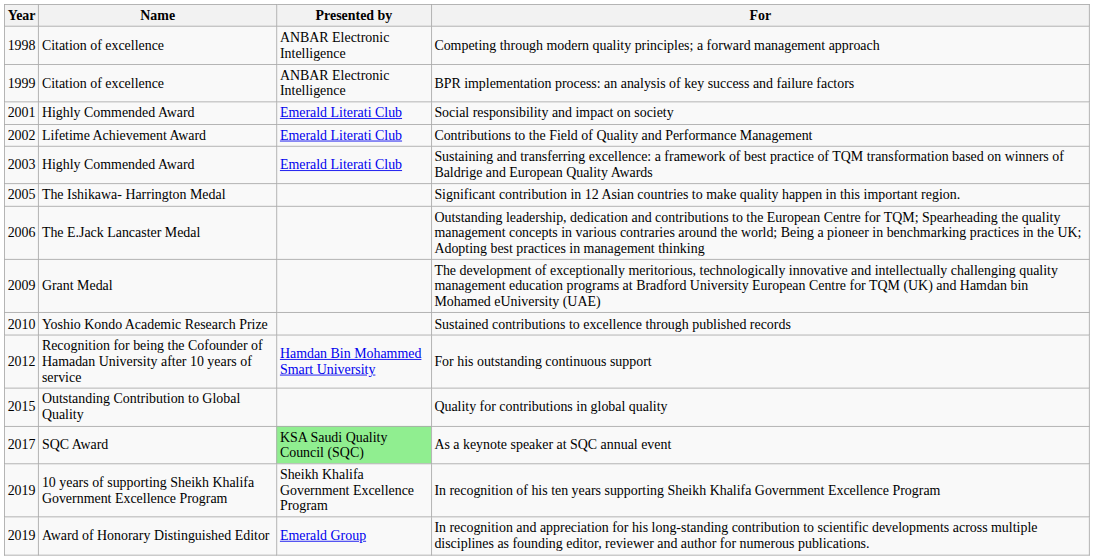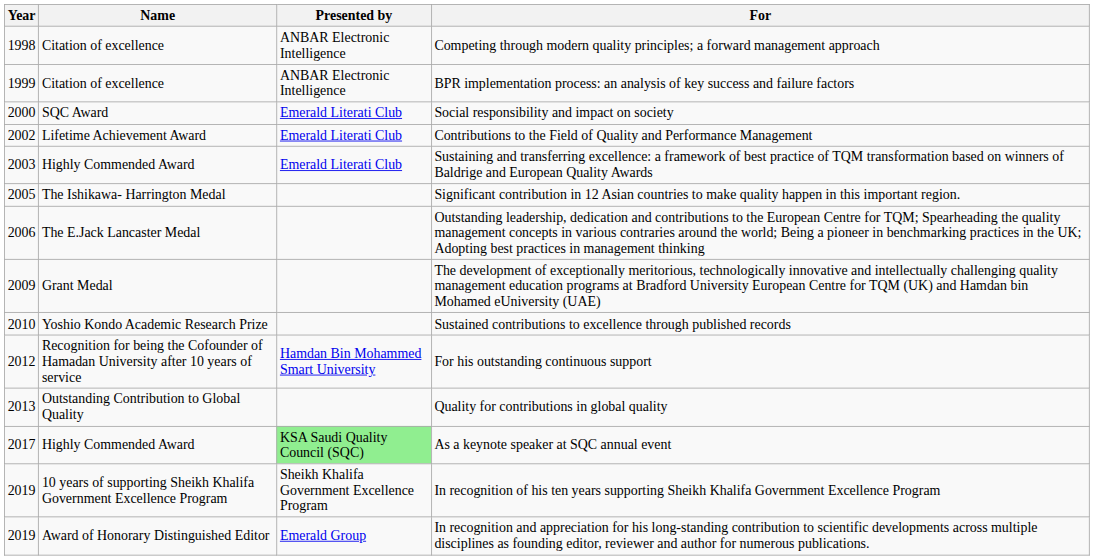(22, 113) 2001 -> (22, 113) 2000
(118, 113) Highly Commended Award -> (75, 113) SQC Award
(22, 407) 2015 -> (22, 407) 2013
(75, 444) SQC Award -> (118, 444) Highly Commended Award
